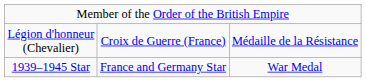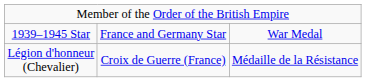rows swapped: (51, 67) <-> (51, 40)
